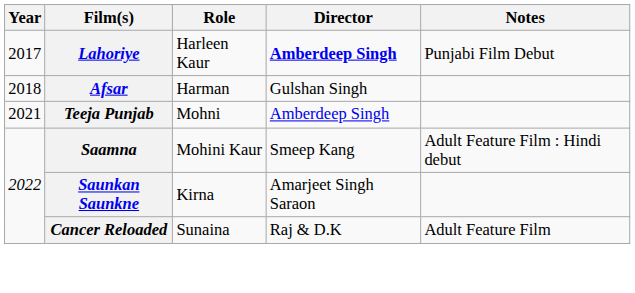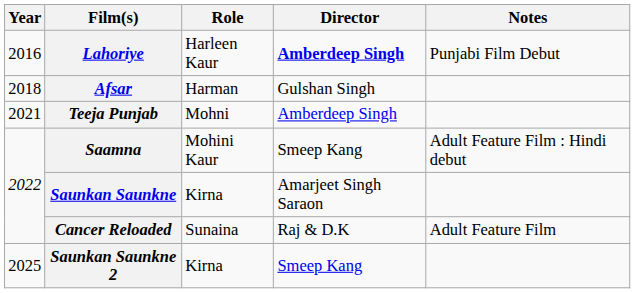(25, 52) 2017 -> (25, 52) 2016
+ row: (113, 265)
